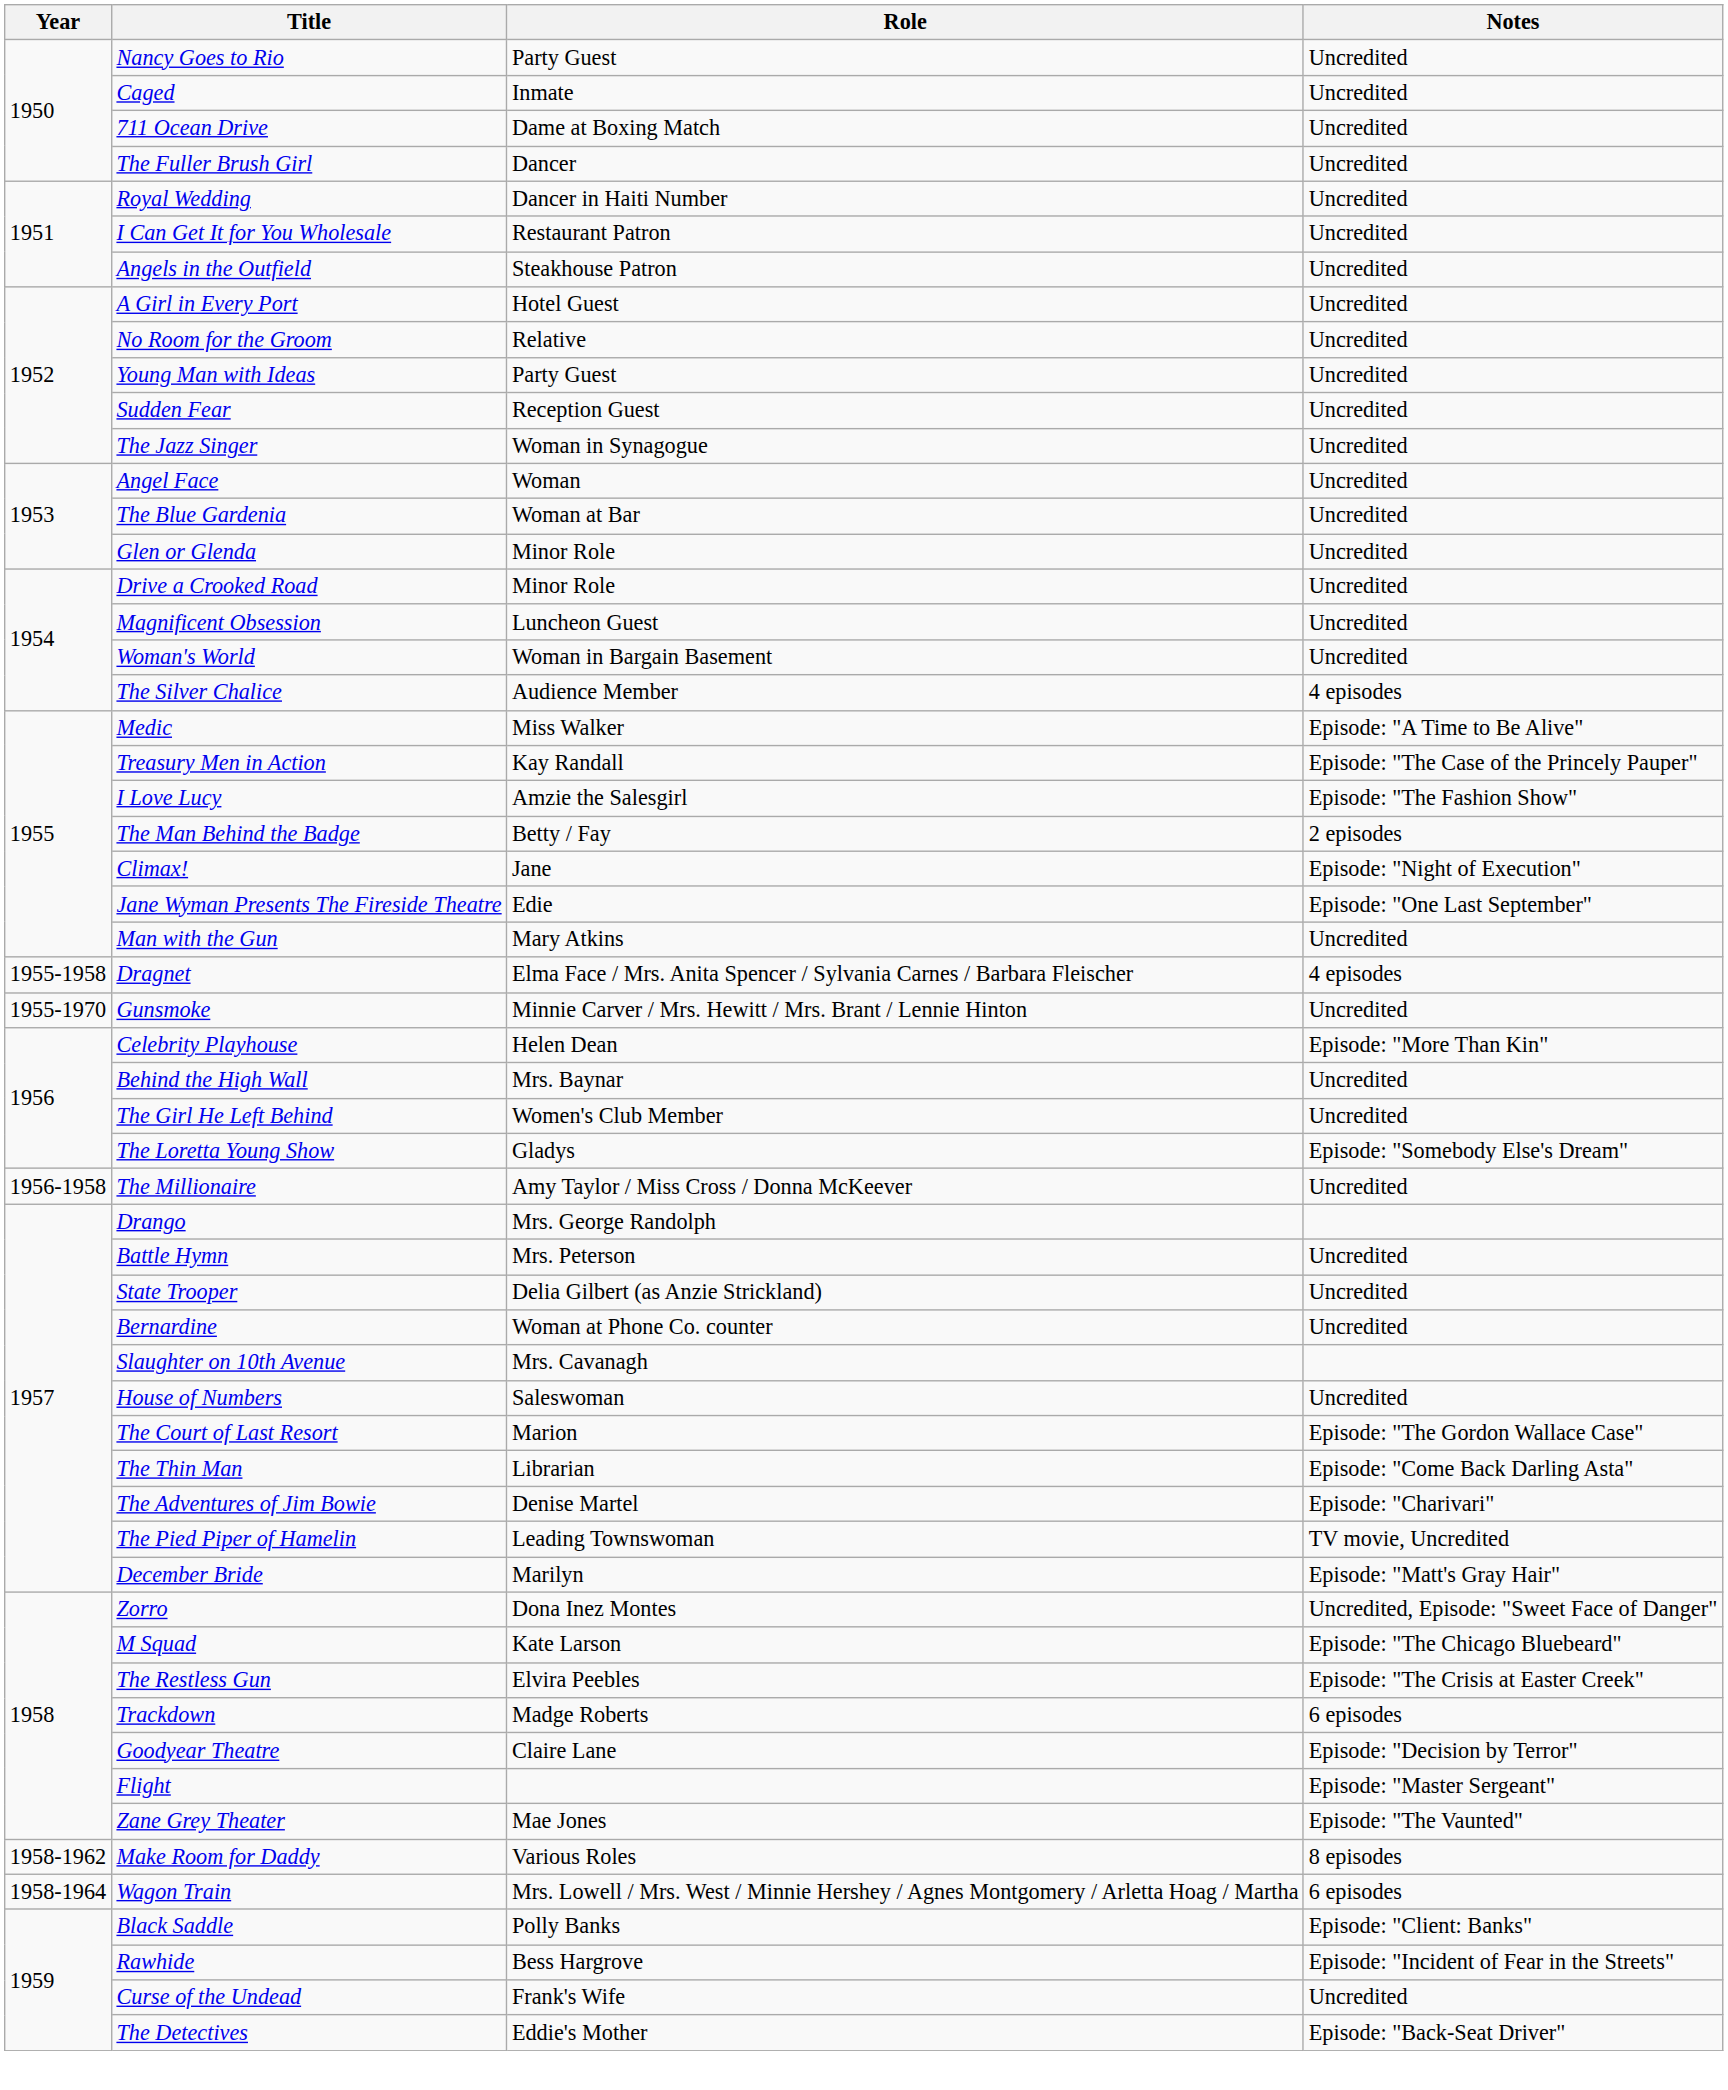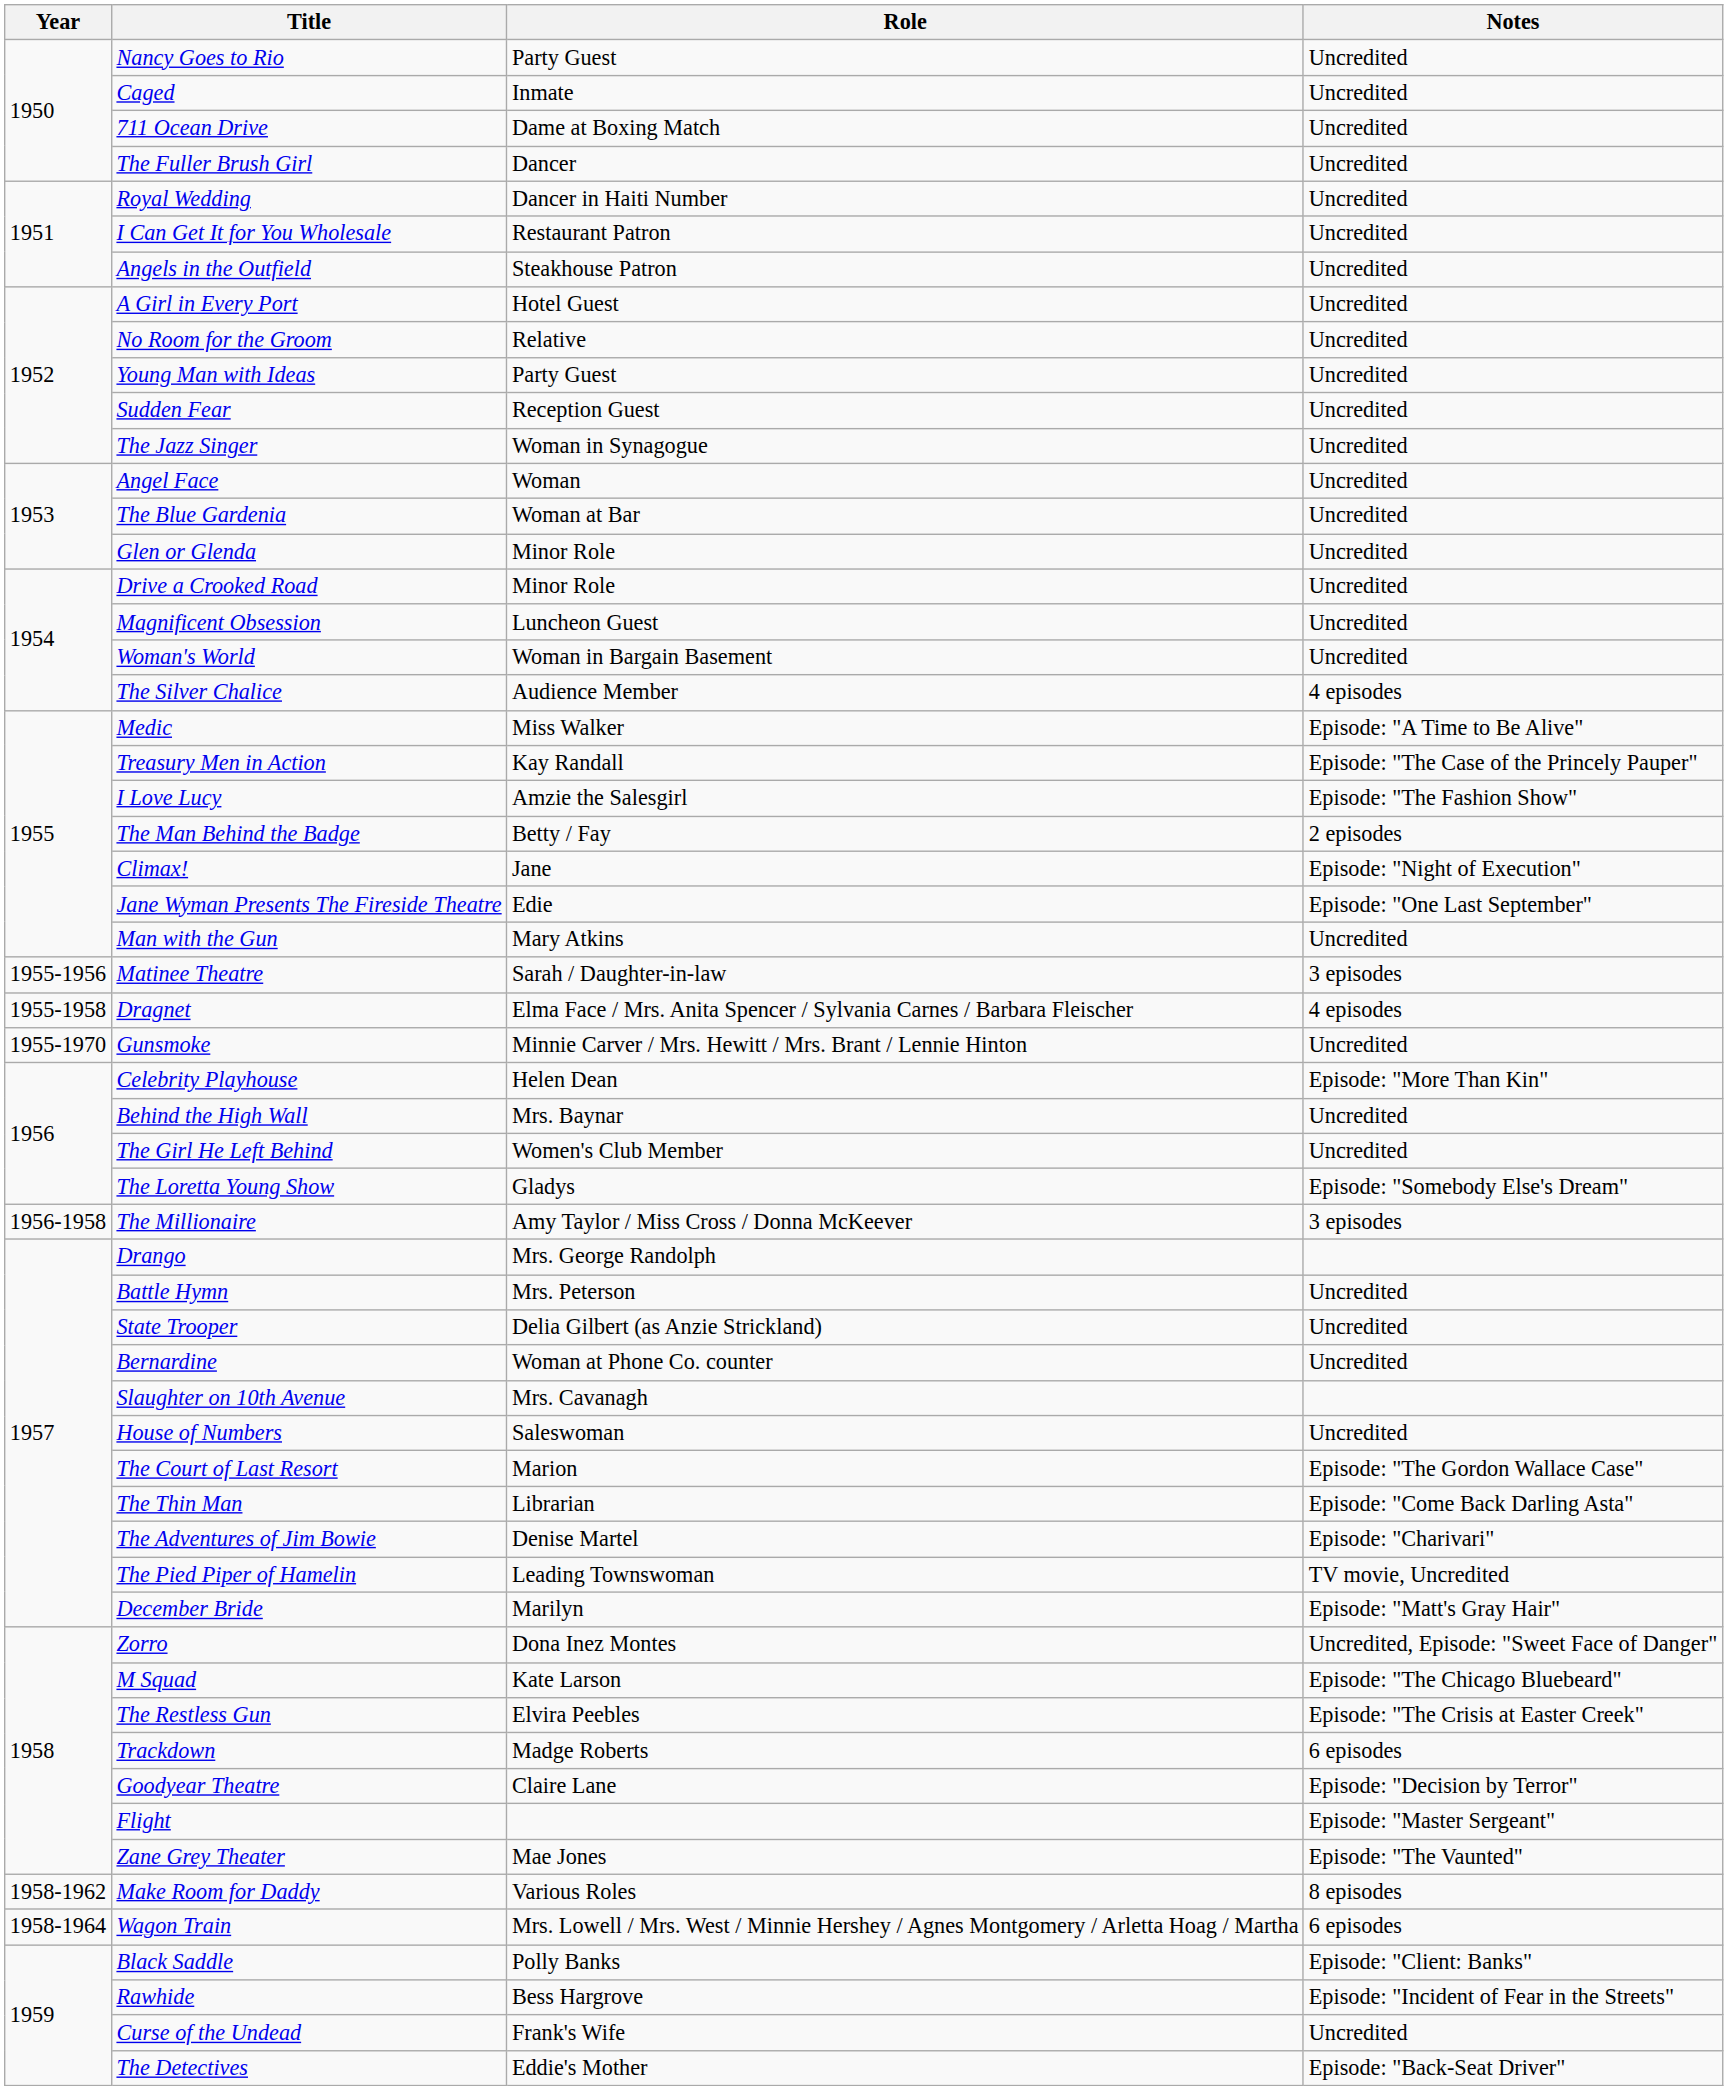+ row: (190, 974)
(1358, 1186) Uncredited -> (1355, 1221) 3 episodes
